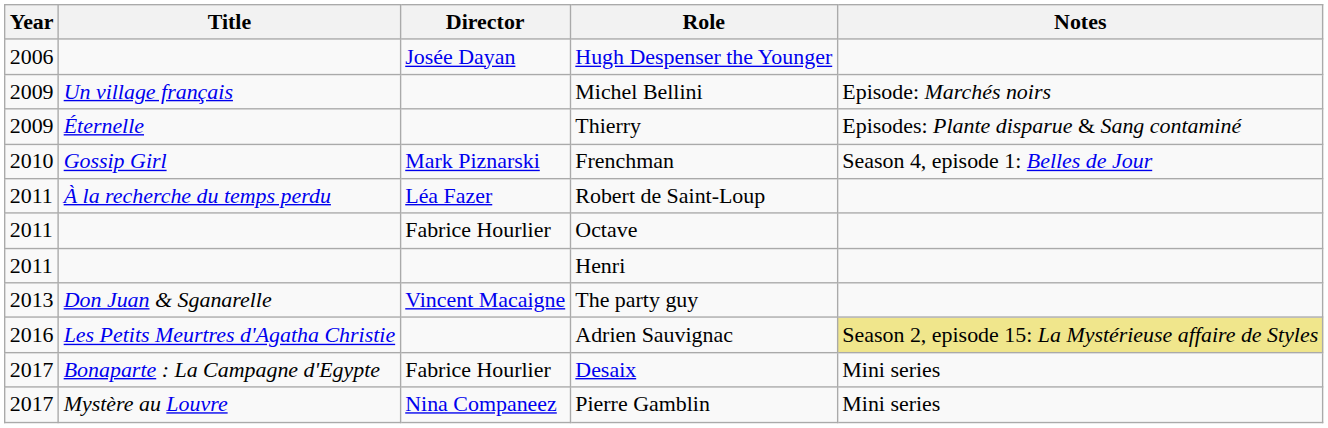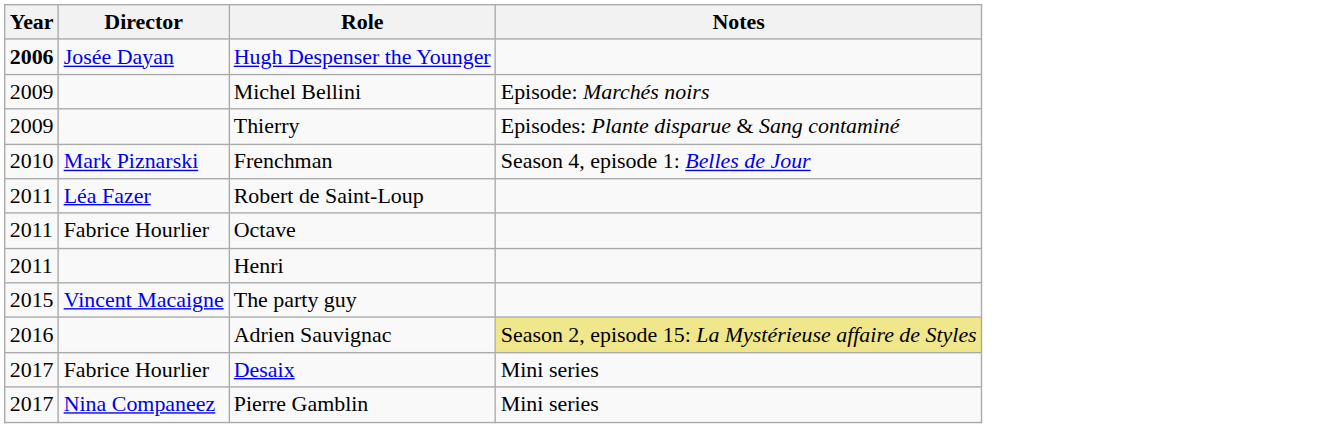- column: (229, 21)
(32, 56) normal -> (32, 56) bold
(32, 299) 2013 -> (32, 299) 2015
